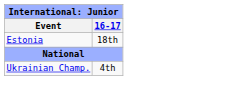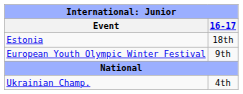+ row: (106, 54)
